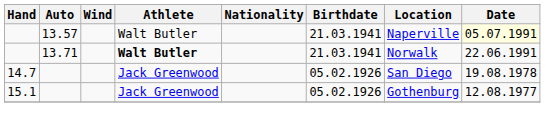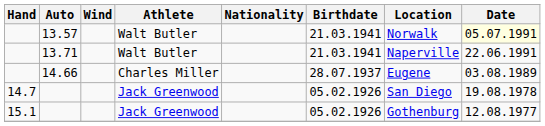(423, 34) Naperville -> (412, 34) Norwalk
(158, 53) bold -> (158, 53) normal
(412, 53) Norwalk -> (423, 53) Naperville
+ row: (22, 73)
